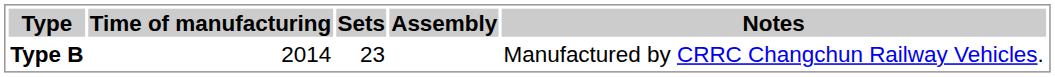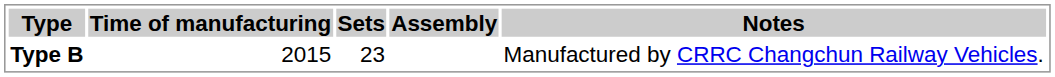(306, 54) 2014 -> (306, 54) 2015
